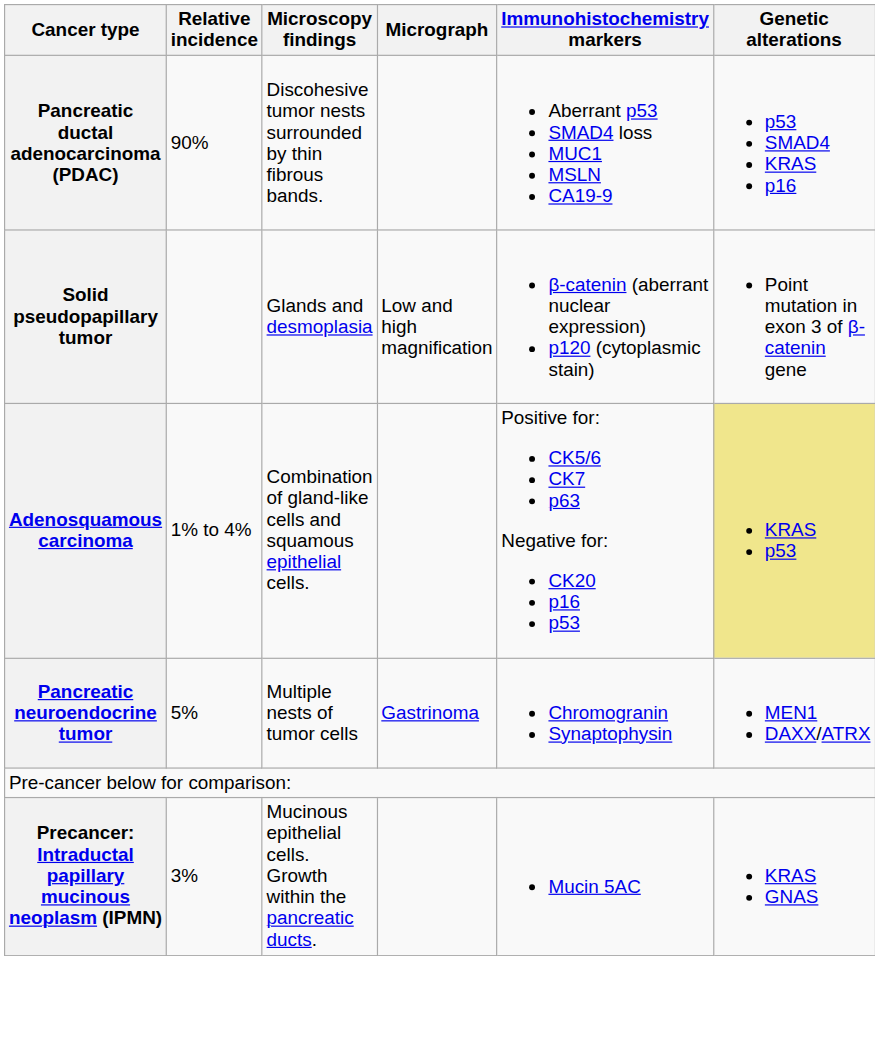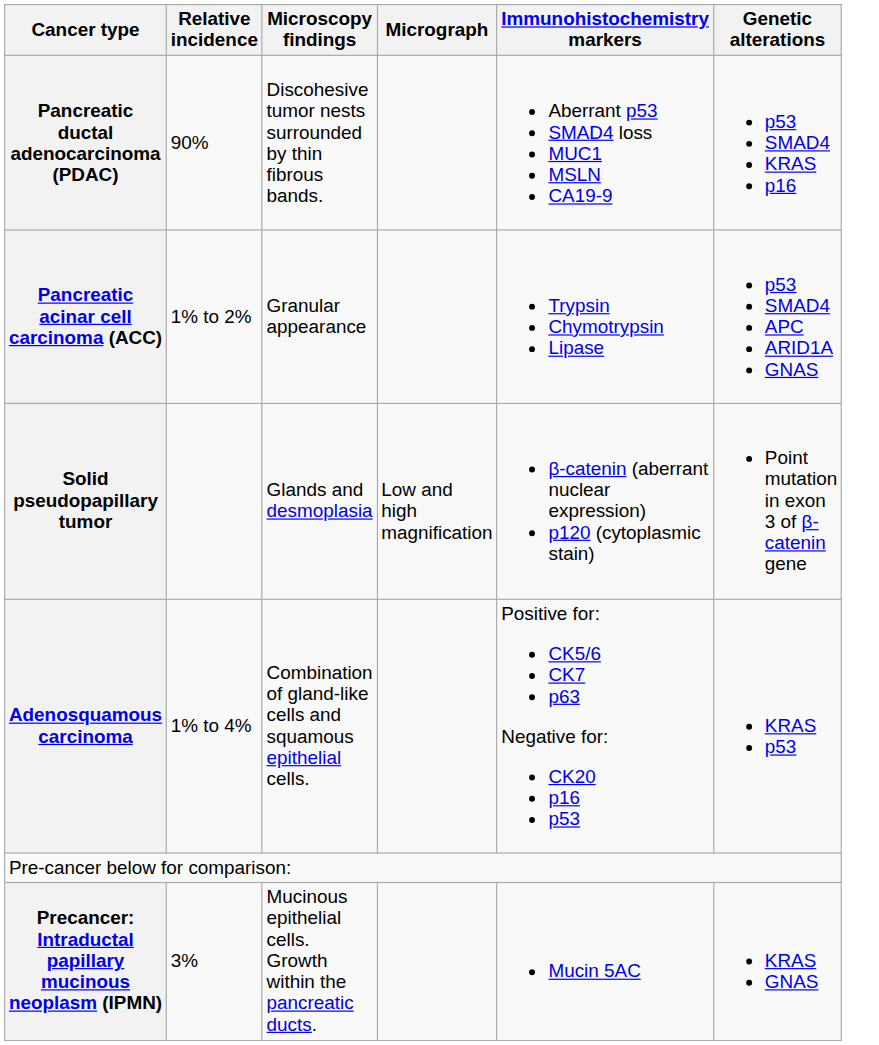+ row: (86, 316)
(794, 541) khaki background -> (777, 736) no background
- row: (86, 712)
